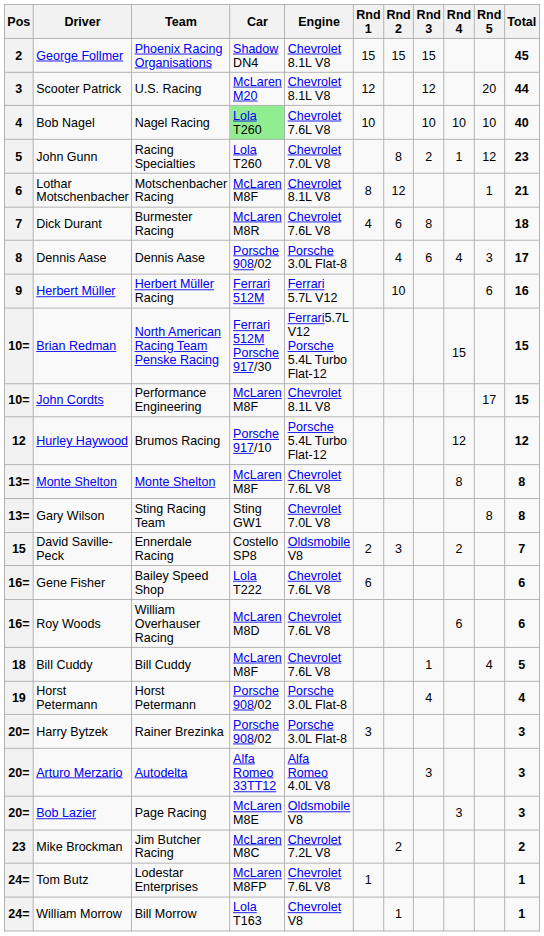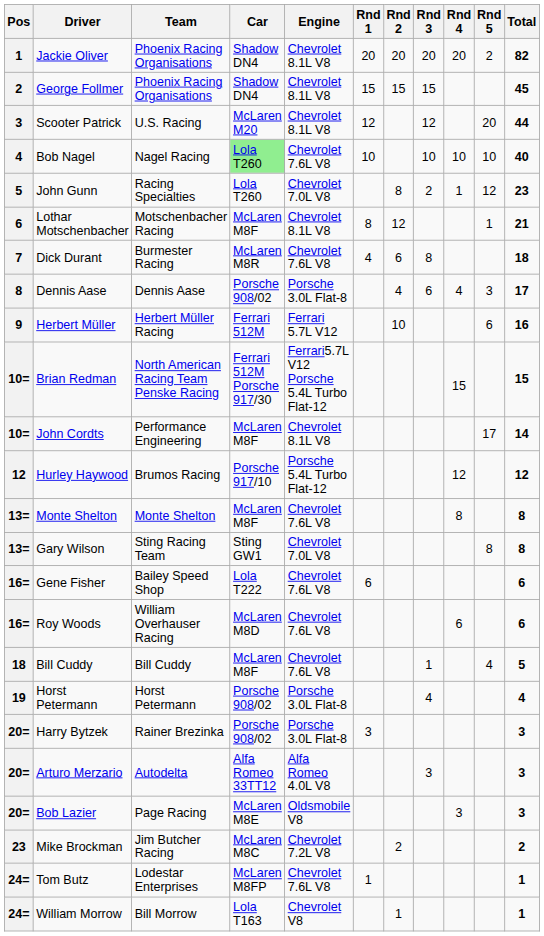+ row: (72, 55)
(522, 401) 15 -> (522, 434) 14
- row: (74, 549)
